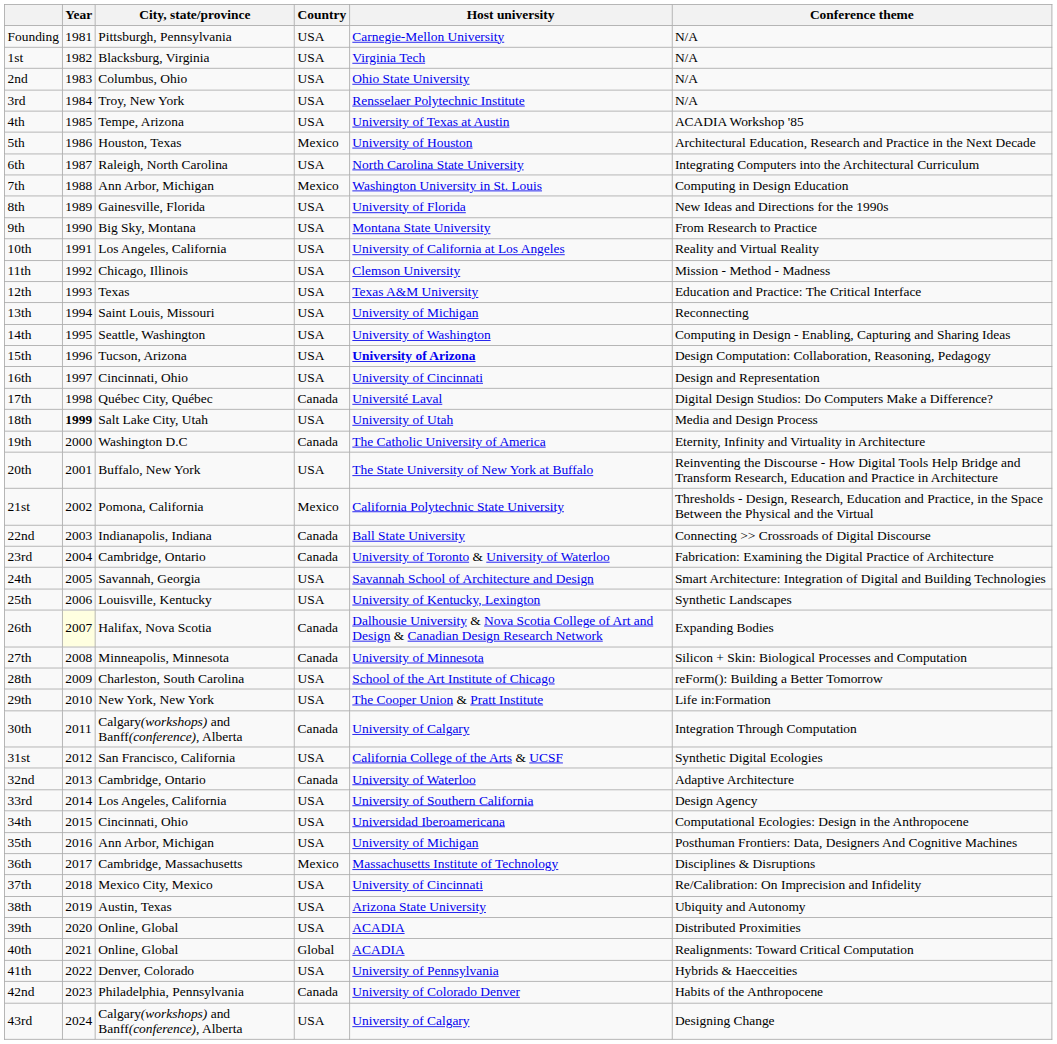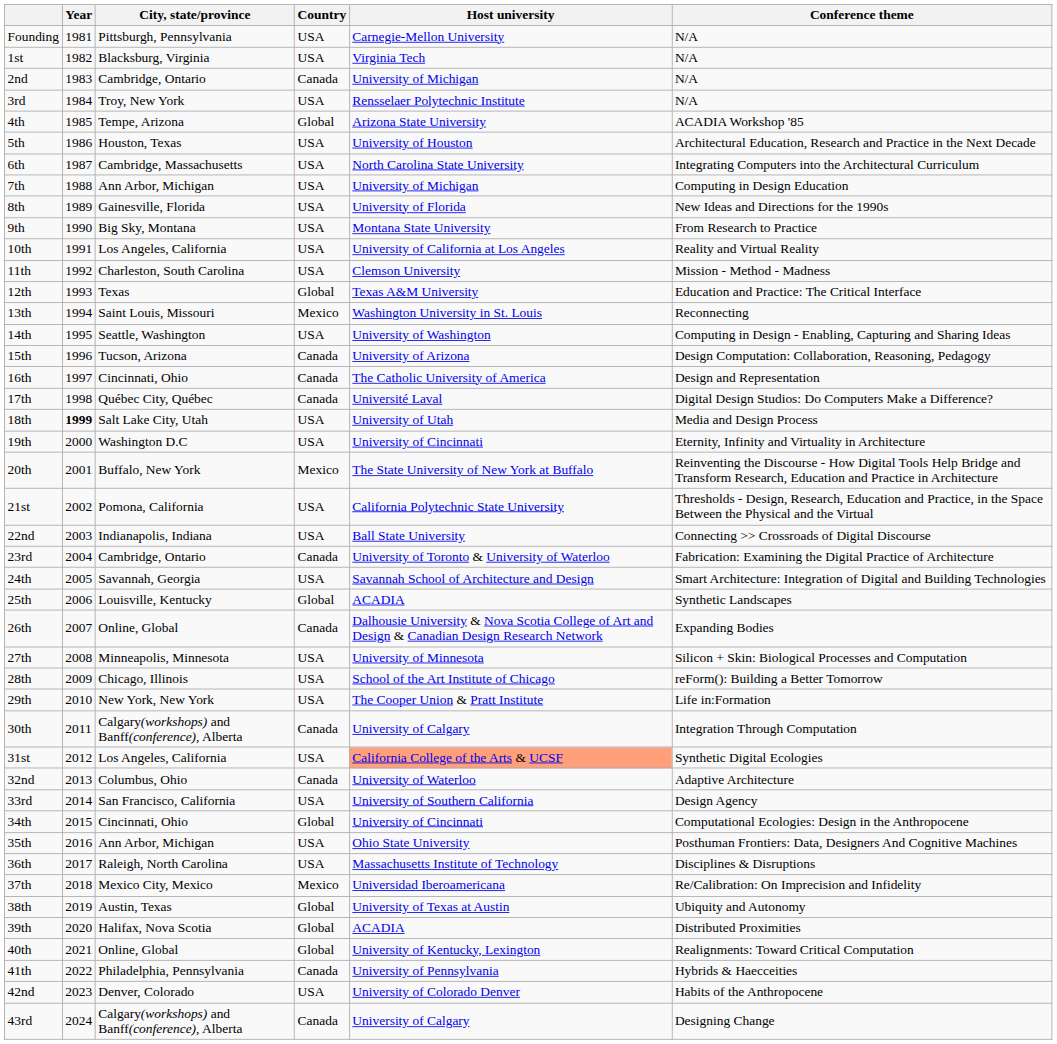(143, 79) Columbus, Ohio -> (152, 79) Cambridge, Ontario
(311, 79) USA -> (318, 79) Canada
(411, 79) Ohio State University -> (415, 79) University of Michigan
(311, 121) USA -> (316, 121) Global
(431, 121) University of Texas at Austin -> (419, 121) Arizona State University
(318, 143) Mexico -> (311, 143) USA
(163, 164) Raleigh, North Carolina -> (170, 164) Cambridge, Massachusetts
(318, 185) Mexico -> (311, 185) USA
(447, 185) Washington University in St. Louis -> (415, 185) University of Michigan
(143, 270) Chicago, Illinois -> (171, 270) Charleston, South Carolina
(311, 292) USA -> (316, 292) Global
(311, 313) USA -> (318, 313) Mexico
(415, 313) University of Michigan -> (447, 313) Washington University in St. Louis
(311, 356) USA -> (318, 356) Canada
(414, 356) bold -> (411, 356) normal
(311, 377) USA -> (318, 377) Canada
(418, 377) University of Cincinnati -> (449, 377) The Catholic University of America
(318, 441) Canada -> (311, 441) USA
(449, 441) The Catholic University of America -> (418, 441) University of Cincinnati
(311, 470) USA -> (318, 470) Mexico
(318, 506) Mexico -> (311, 506) USA
(318, 535) Canada -> (311, 535) USA
(311, 599) USA -> (316, 599) Global
(446, 599) University of Kentucky, Lexington -> (378, 599) ACADIA
(79, 628) lightyellow background -> (79, 628) no background
(155, 628) Halifax, Nova Scotia -> (138, 628) Online, Global
(318, 657) Canada -> (311, 657) USA
(171, 678) Charleston, South Carolina -> (143, 678) Chicago, Illinois
(167, 757) San Francisco, California -> (162, 757) Los Angeles, California
(458, 757) no background -> (458, 757) lightsalmon background
(152, 779) Cambridge, Ontario -> (143, 779) Columbus, Ohio
(162, 800) Los Angeles, California -> (167, 800) San Francisco, California
(311, 821) USA -> (316, 821) Global
(429, 821) Universidad Iberoamericana -> (418, 821) University of Cincinnati
(415, 842) University of Michigan -> (411, 842) Ohio State University
(170, 864) Cambridge, Massachusetts -> (163, 864) Raleigh, North Carolina
(318, 864) Mexico -> (311, 864) USA
(311, 885) USA -> (318, 885) Mexico
(418, 885) University of Cincinnati -> (429, 885) Universidad Iberoamericana
(311, 906) USA -> (316, 906) Global
(419, 906) Arizona State University -> (431, 906) University of Texas at Austin
(138, 928) Online, Global -> (155, 928) Halifax, Nova Scotia
(311, 928) USA -> (316, 928) Global
(378, 949) ACADIA -> (446, 949) University of Kentucky, Lexington
(146, 970) Denver, Colorado -> (171, 970) Philadelphia, Pennsylvania
(311, 970) USA -> (318, 970) Canada
(171, 992) Philadelphia, Pennsylvania -> (146, 992) Denver, Colorado
(318, 992) Canada -> (311, 992) USA
(311, 1021) USA -> (318, 1021) Canada
